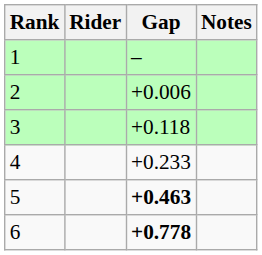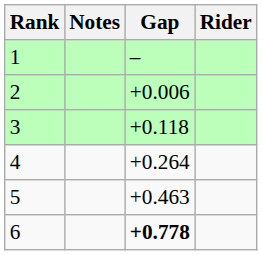columns swapped: (95, 22) <-> (226, 22)
(161, 162) +0.233 -> (160, 162) +0.264
(161, 197) bold -> (160, 197) normal
